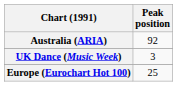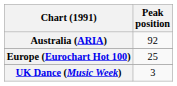rows swapped: (69, 72) <-> (69, 56)
